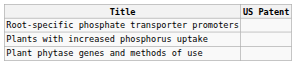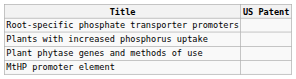+ row: (61, 67)
